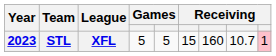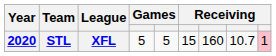(22, 41) 2023 -> (22, 41) 2020
